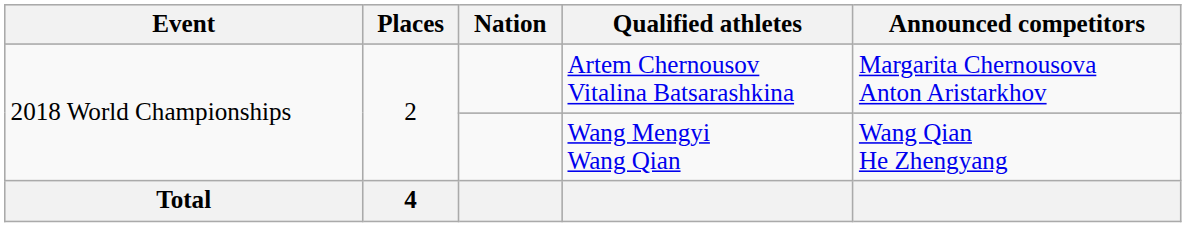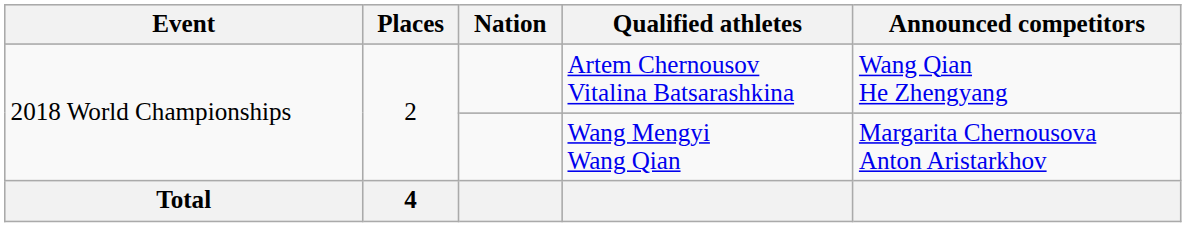(978, 78) Margarita Chernousova Anton Aristarkhov -> (933, 78) Wang Qian He Zhengyang
(933, 146) Wang Qian He Zhengyang -> (978, 146) Margarita Chernousova Anton Aristarkhov
